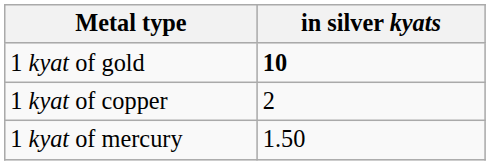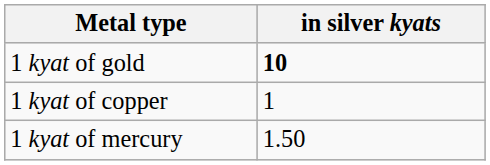(269, 100) 2 -> (269, 100) 1
